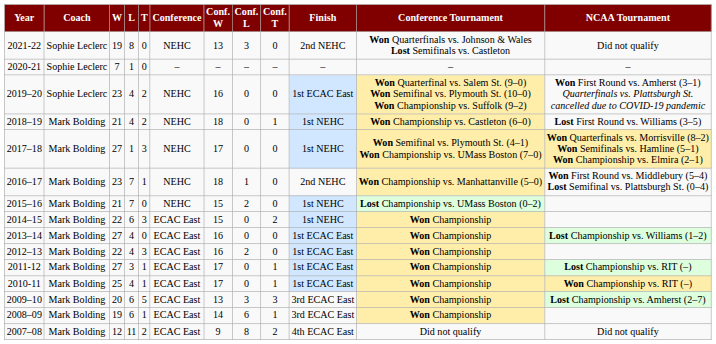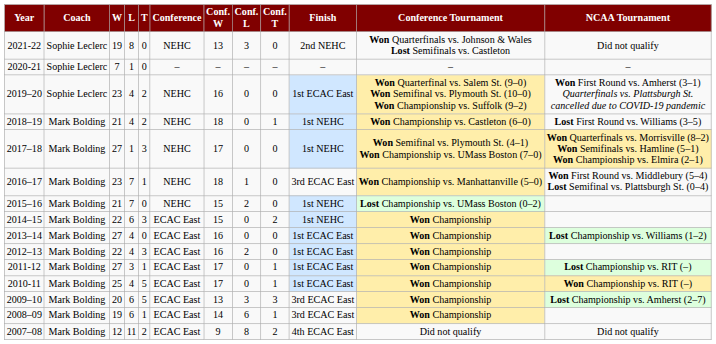(323, 182) 2nd NEHC -> (323, 182) 3rd ECAC East
(144, 283) 1 -> (144, 283) 5
